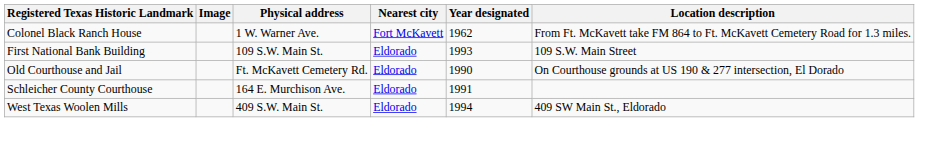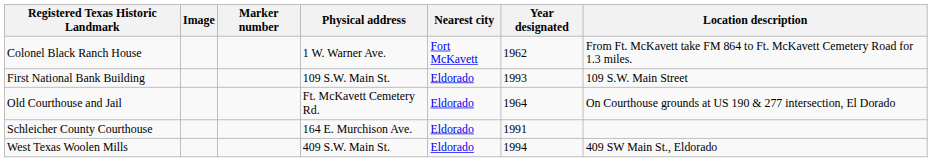+ column: (259, 20)
(460, 70) 1990 -> (515, 103) 1964
